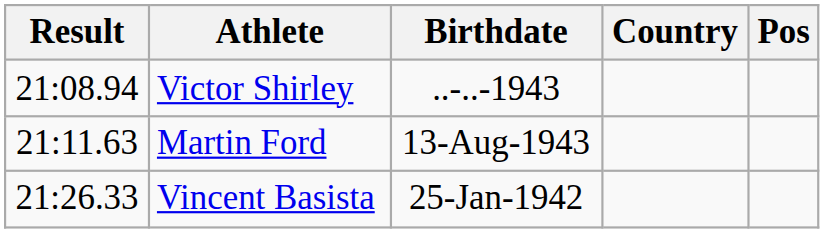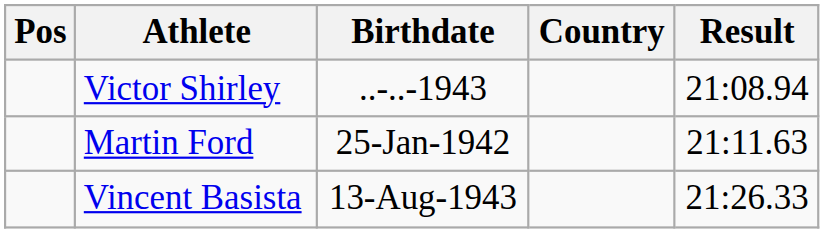columns swapped: (784, 32) <-> (77, 32)
(496, 142) 13-Aug-1943 -> (423, 142) 25-Jan-1942
(496, 198) 25-Jan-1942 -> (423, 198) 13-Aug-1943
